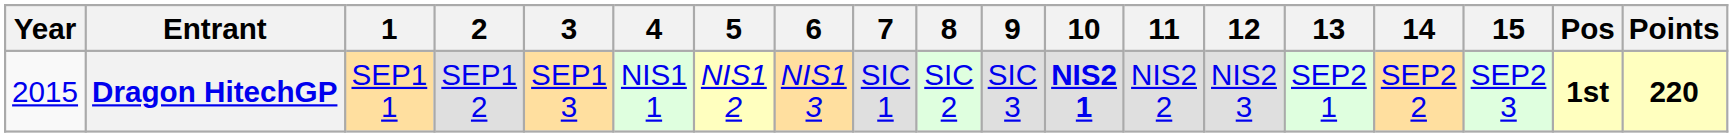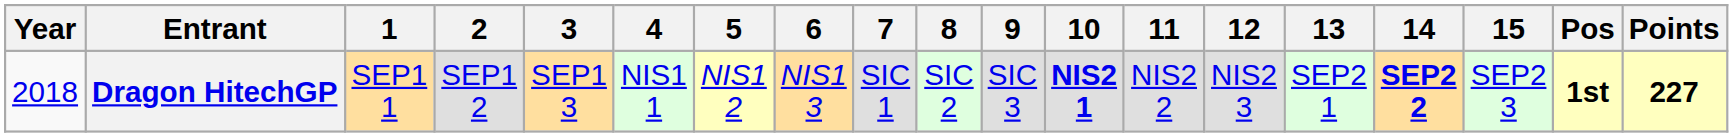(45, 91) 2015 -> (45, 91) 2018
(1419, 91) normal -> (1419, 91) bold
(1674, 91) 220 -> (1674, 91) 227
